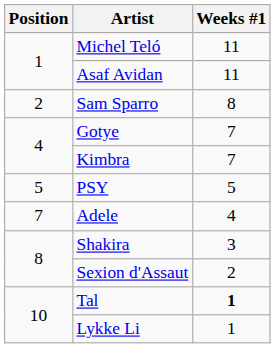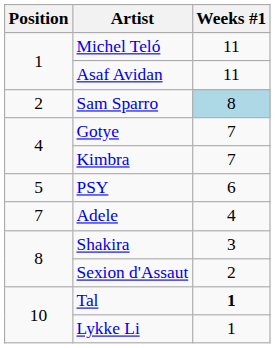(231, 102) no background -> (231, 102) lightblue background
(231, 187) 5 -> (231, 187) 6
